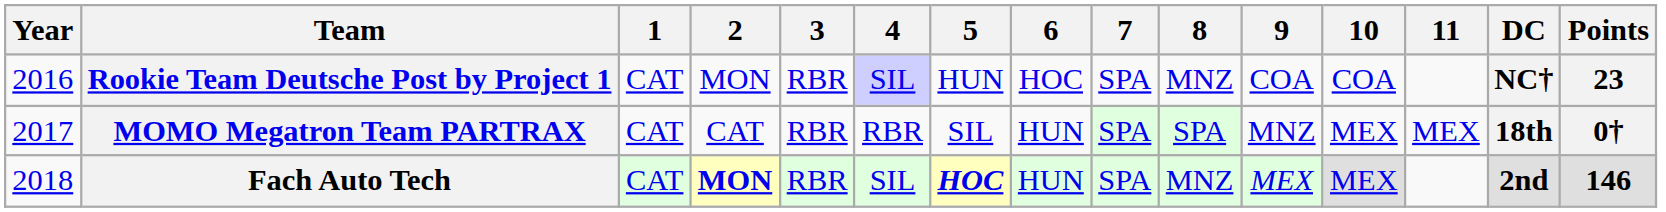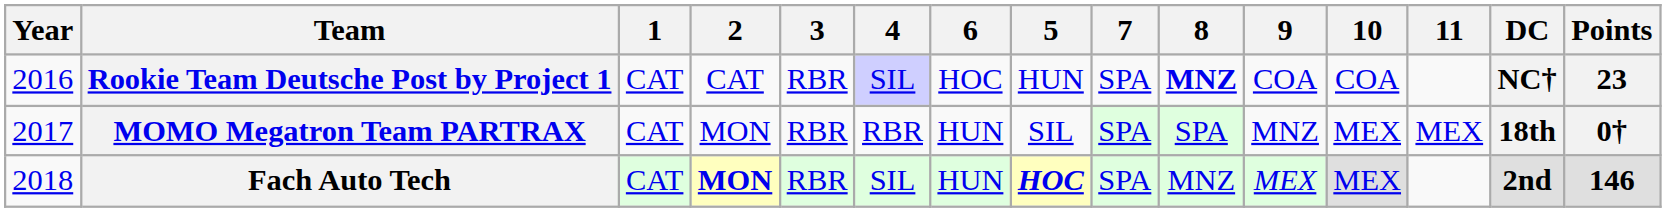columns swapped: (970, 29) <-> (1051, 29)
(735, 79) MON -> (735, 79) CAT
(1200, 79) normal -> (1201, 79) bold
(735, 129) CAT -> (735, 129) MON
